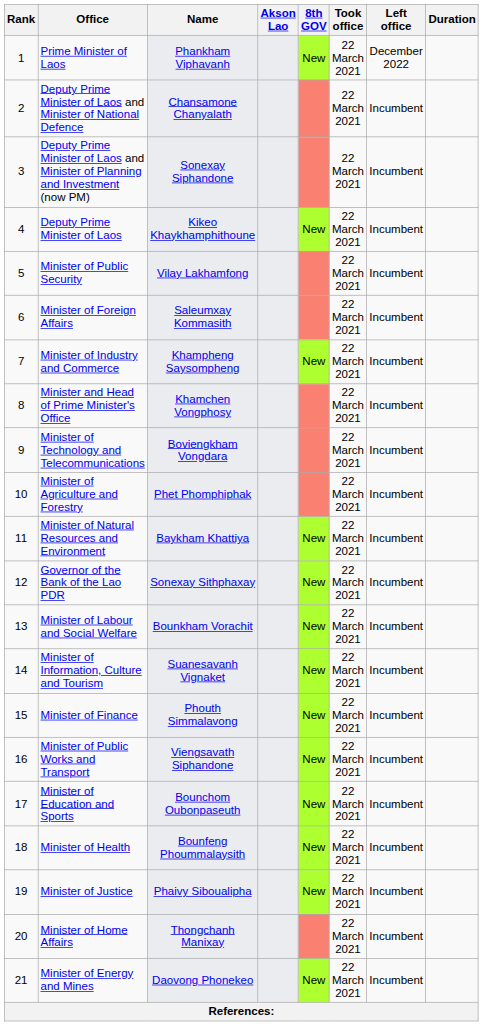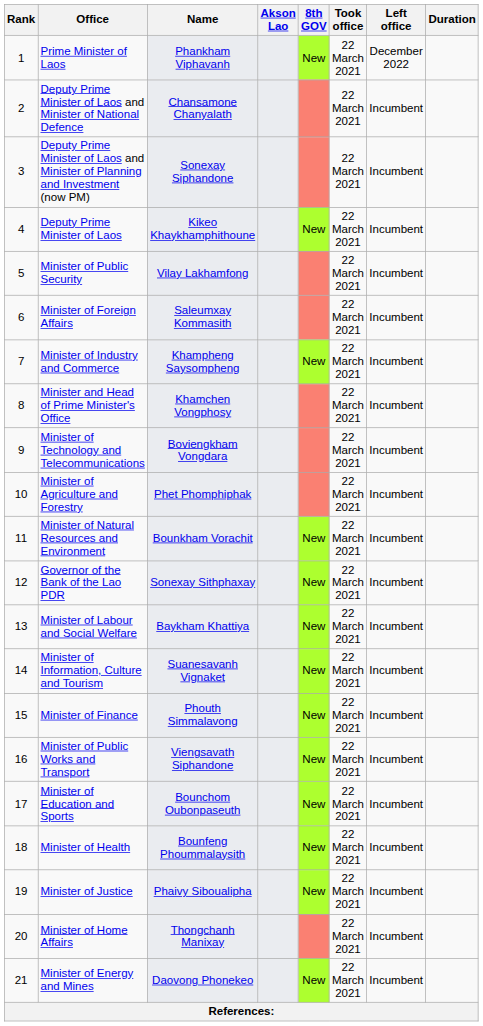(203, 538) Baykham Khattiya -> (203, 538) Bounkham Vorachit
(203, 626) Bounkham Vorachit -> (203, 626) Baykham Khattiya
